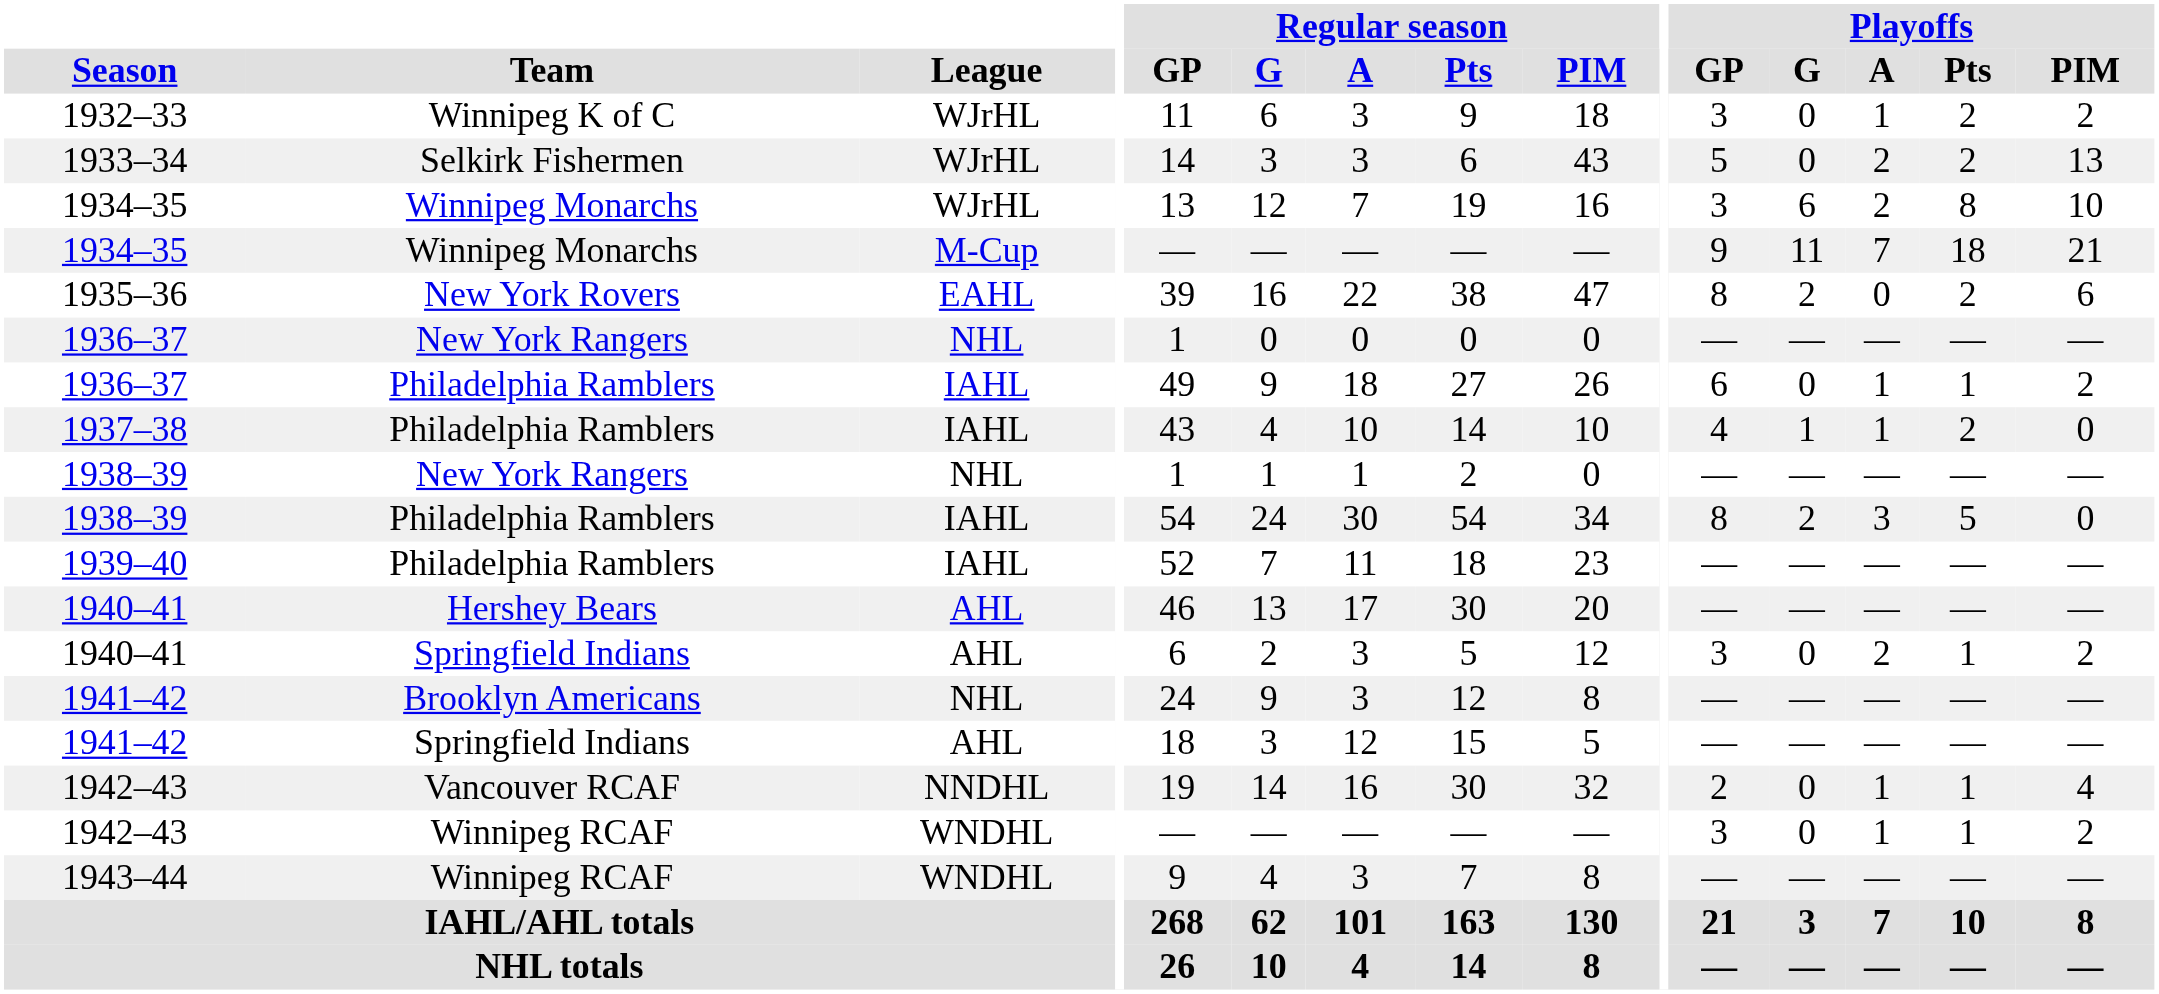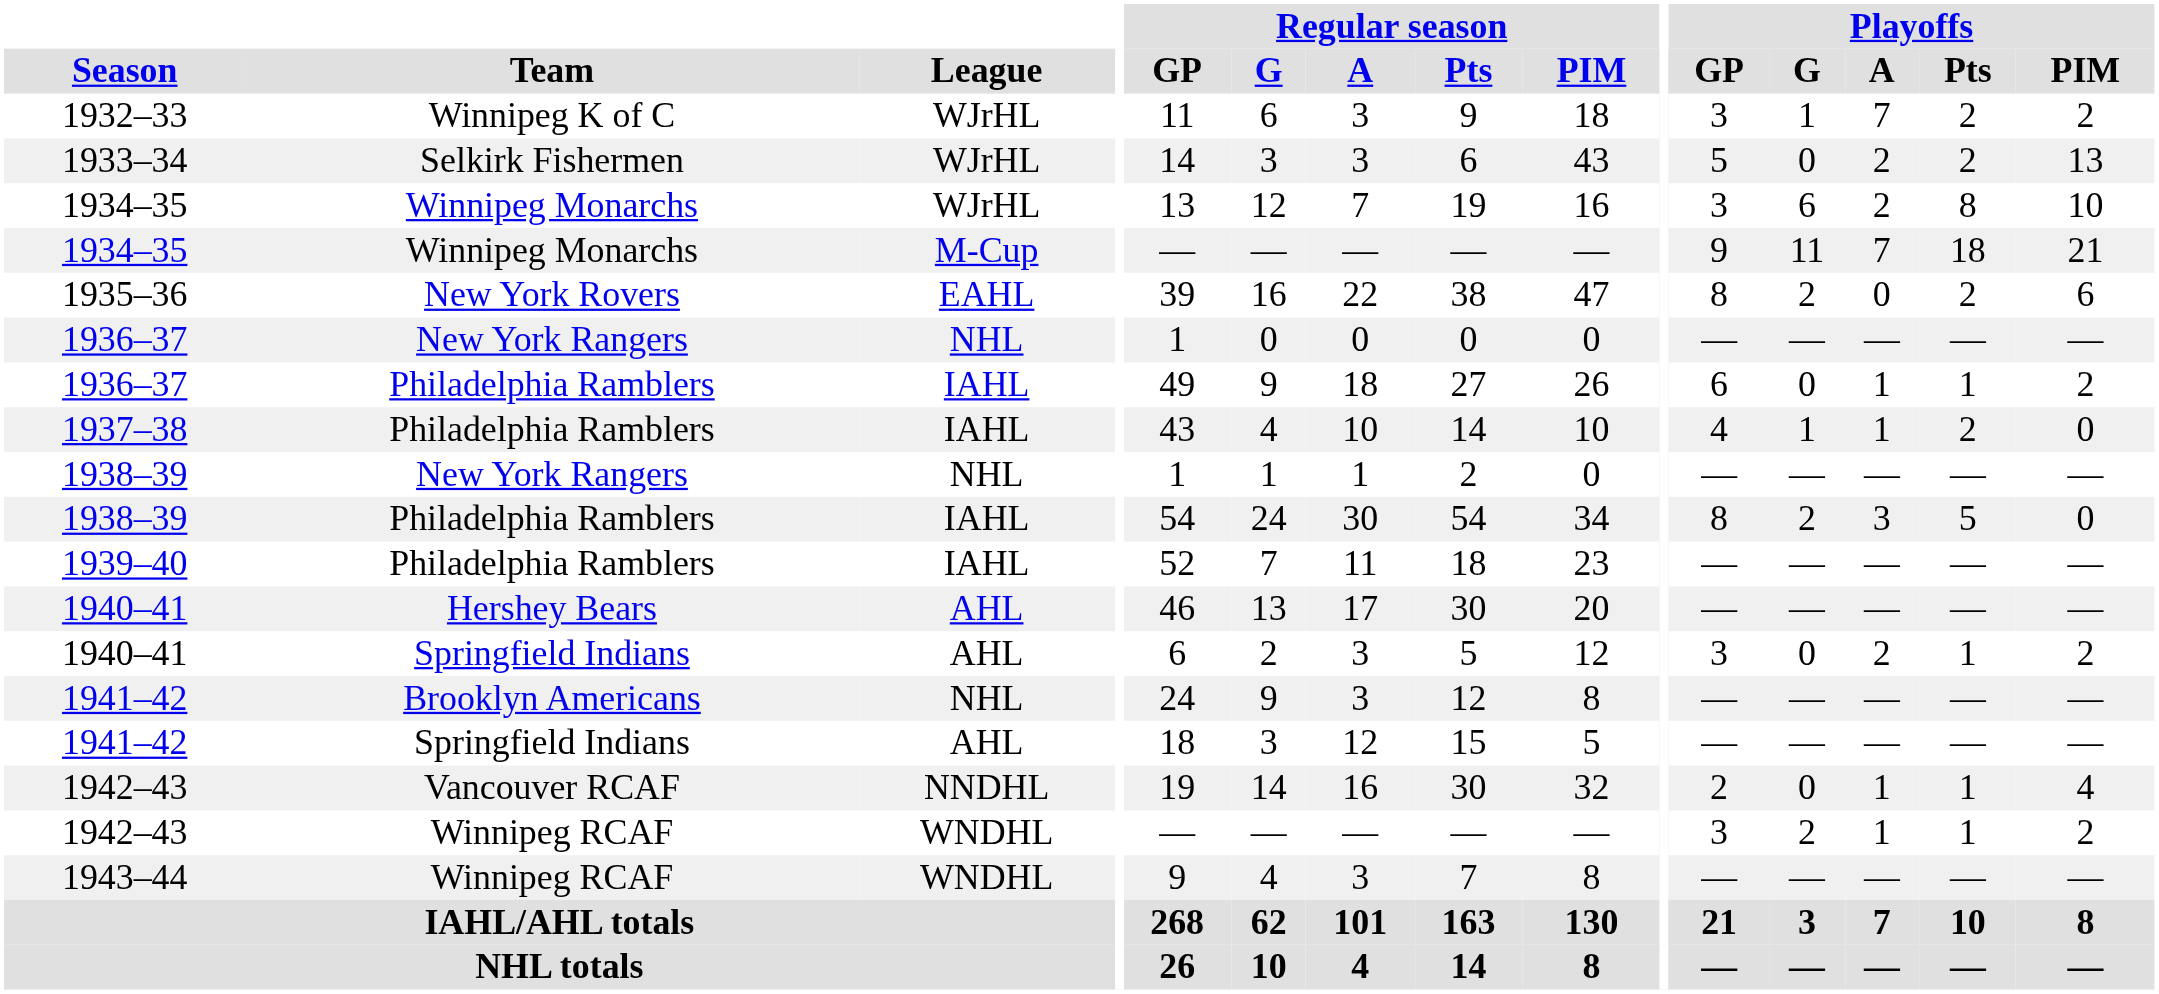(1807, 115) 0 -> (1807, 115) 1
(1882, 115) 1 -> (1882, 115) 7
(1807, 832) 0 -> (1807, 832) 2
